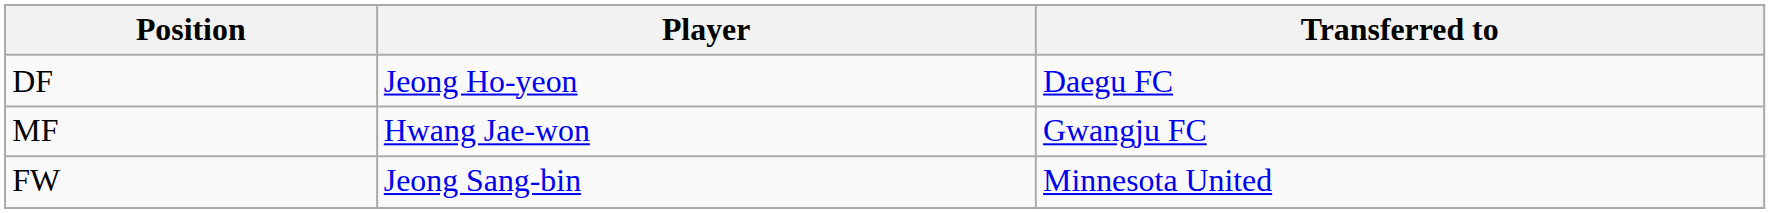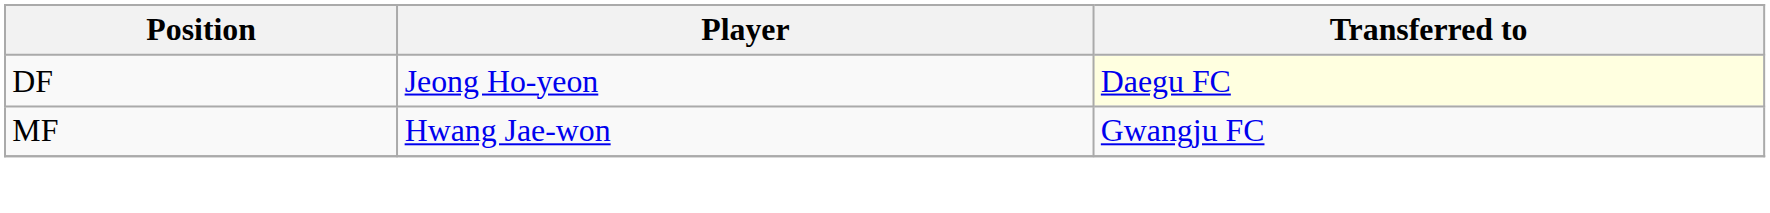(1108, 80) no background -> (1166, 80) lightyellow background
- row: (36, 181)
